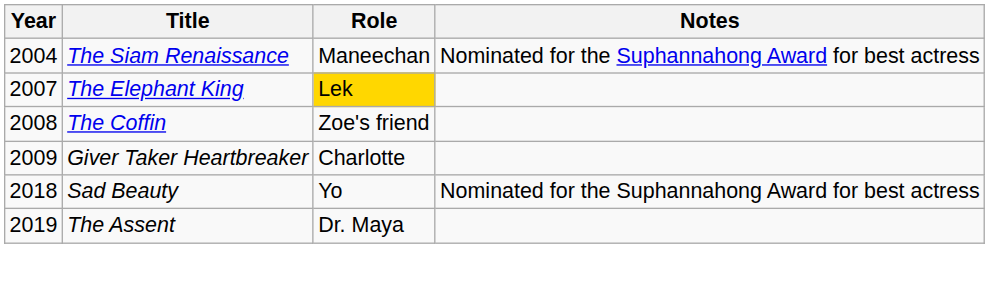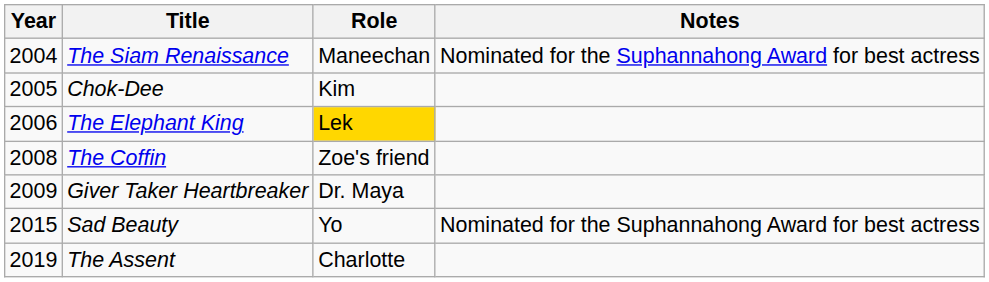+ row: (115, 89)
(33, 89) 2007 -> (33, 123) 2006
(362, 157) Charlotte -> (361, 191) Dr. Maya
(33, 191) 2018 -> (33, 225) 2015
(361, 225) Dr. Maya -> (362, 259) Charlotte
